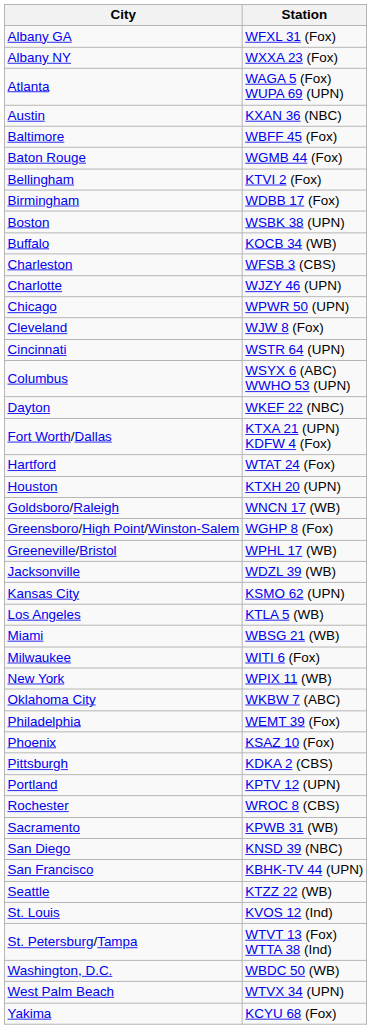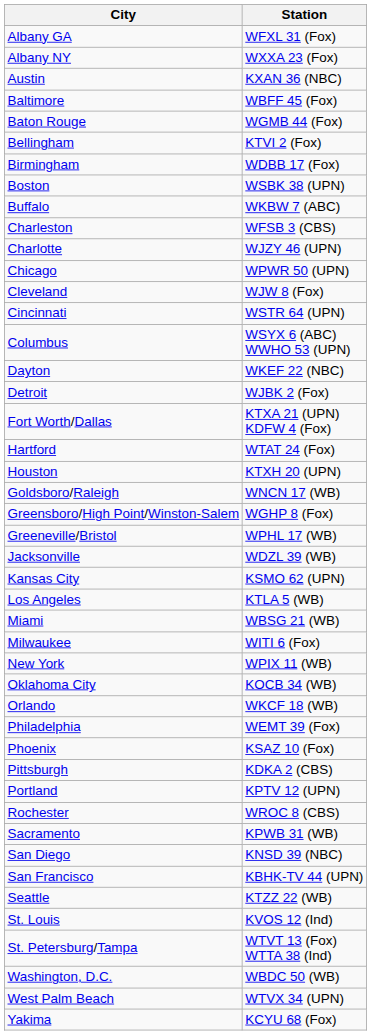- row: (28, 86)
(291, 243) KOCB 34 (WB) -> (293, 206) WKBW 7 (ABC)
+ row: (27, 392)
(293, 699) WKBW 7 (ABC) -> (291, 684) KOCB 34 (WB)
+ row: (31, 706)
